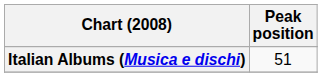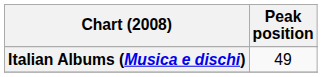(283, 59) 51 -> (283, 59) 49
